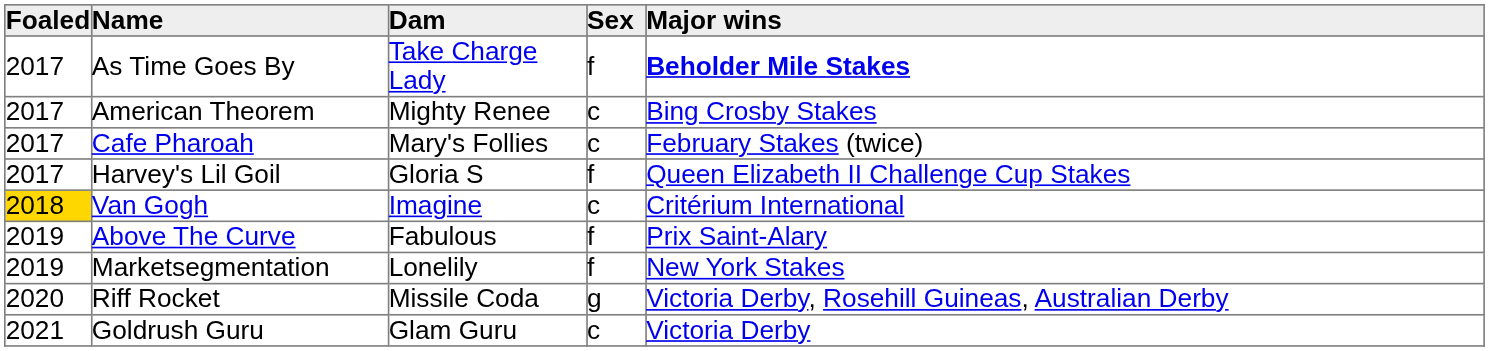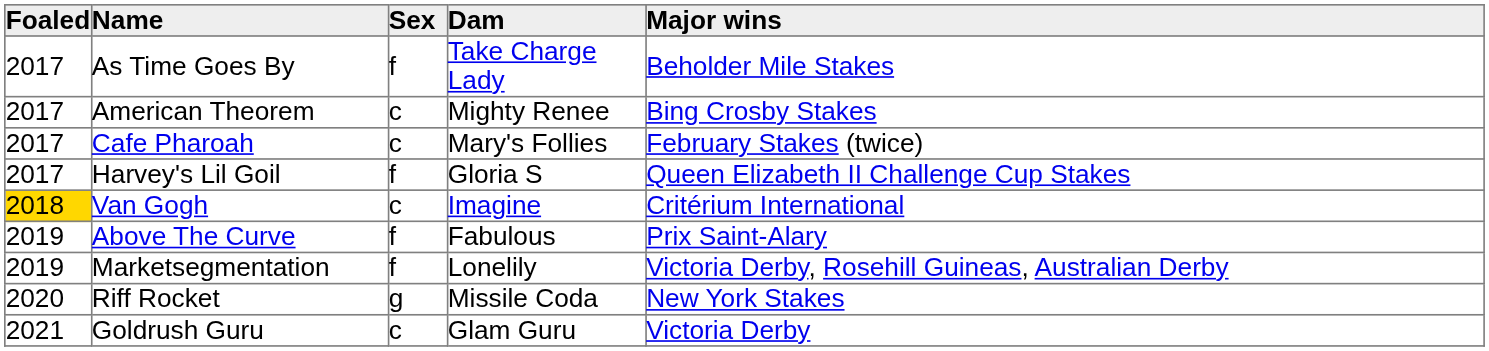columns swapped: (417, 20) <-> (610, 20)
(778, 66) bold -> (770, 66) normal
(745, 267) New York Stakes -> (937, 267) Victoria Derby, Rosehill Guineas, Australian Derby
(937, 298) Victoria Derby, Rosehill Guineas, Australian Derby -> (745, 298) New York Stakes
